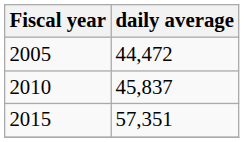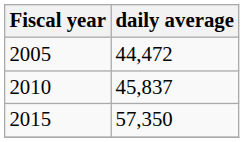(144, 119) 57,351 -> (144, 119) 57,350
